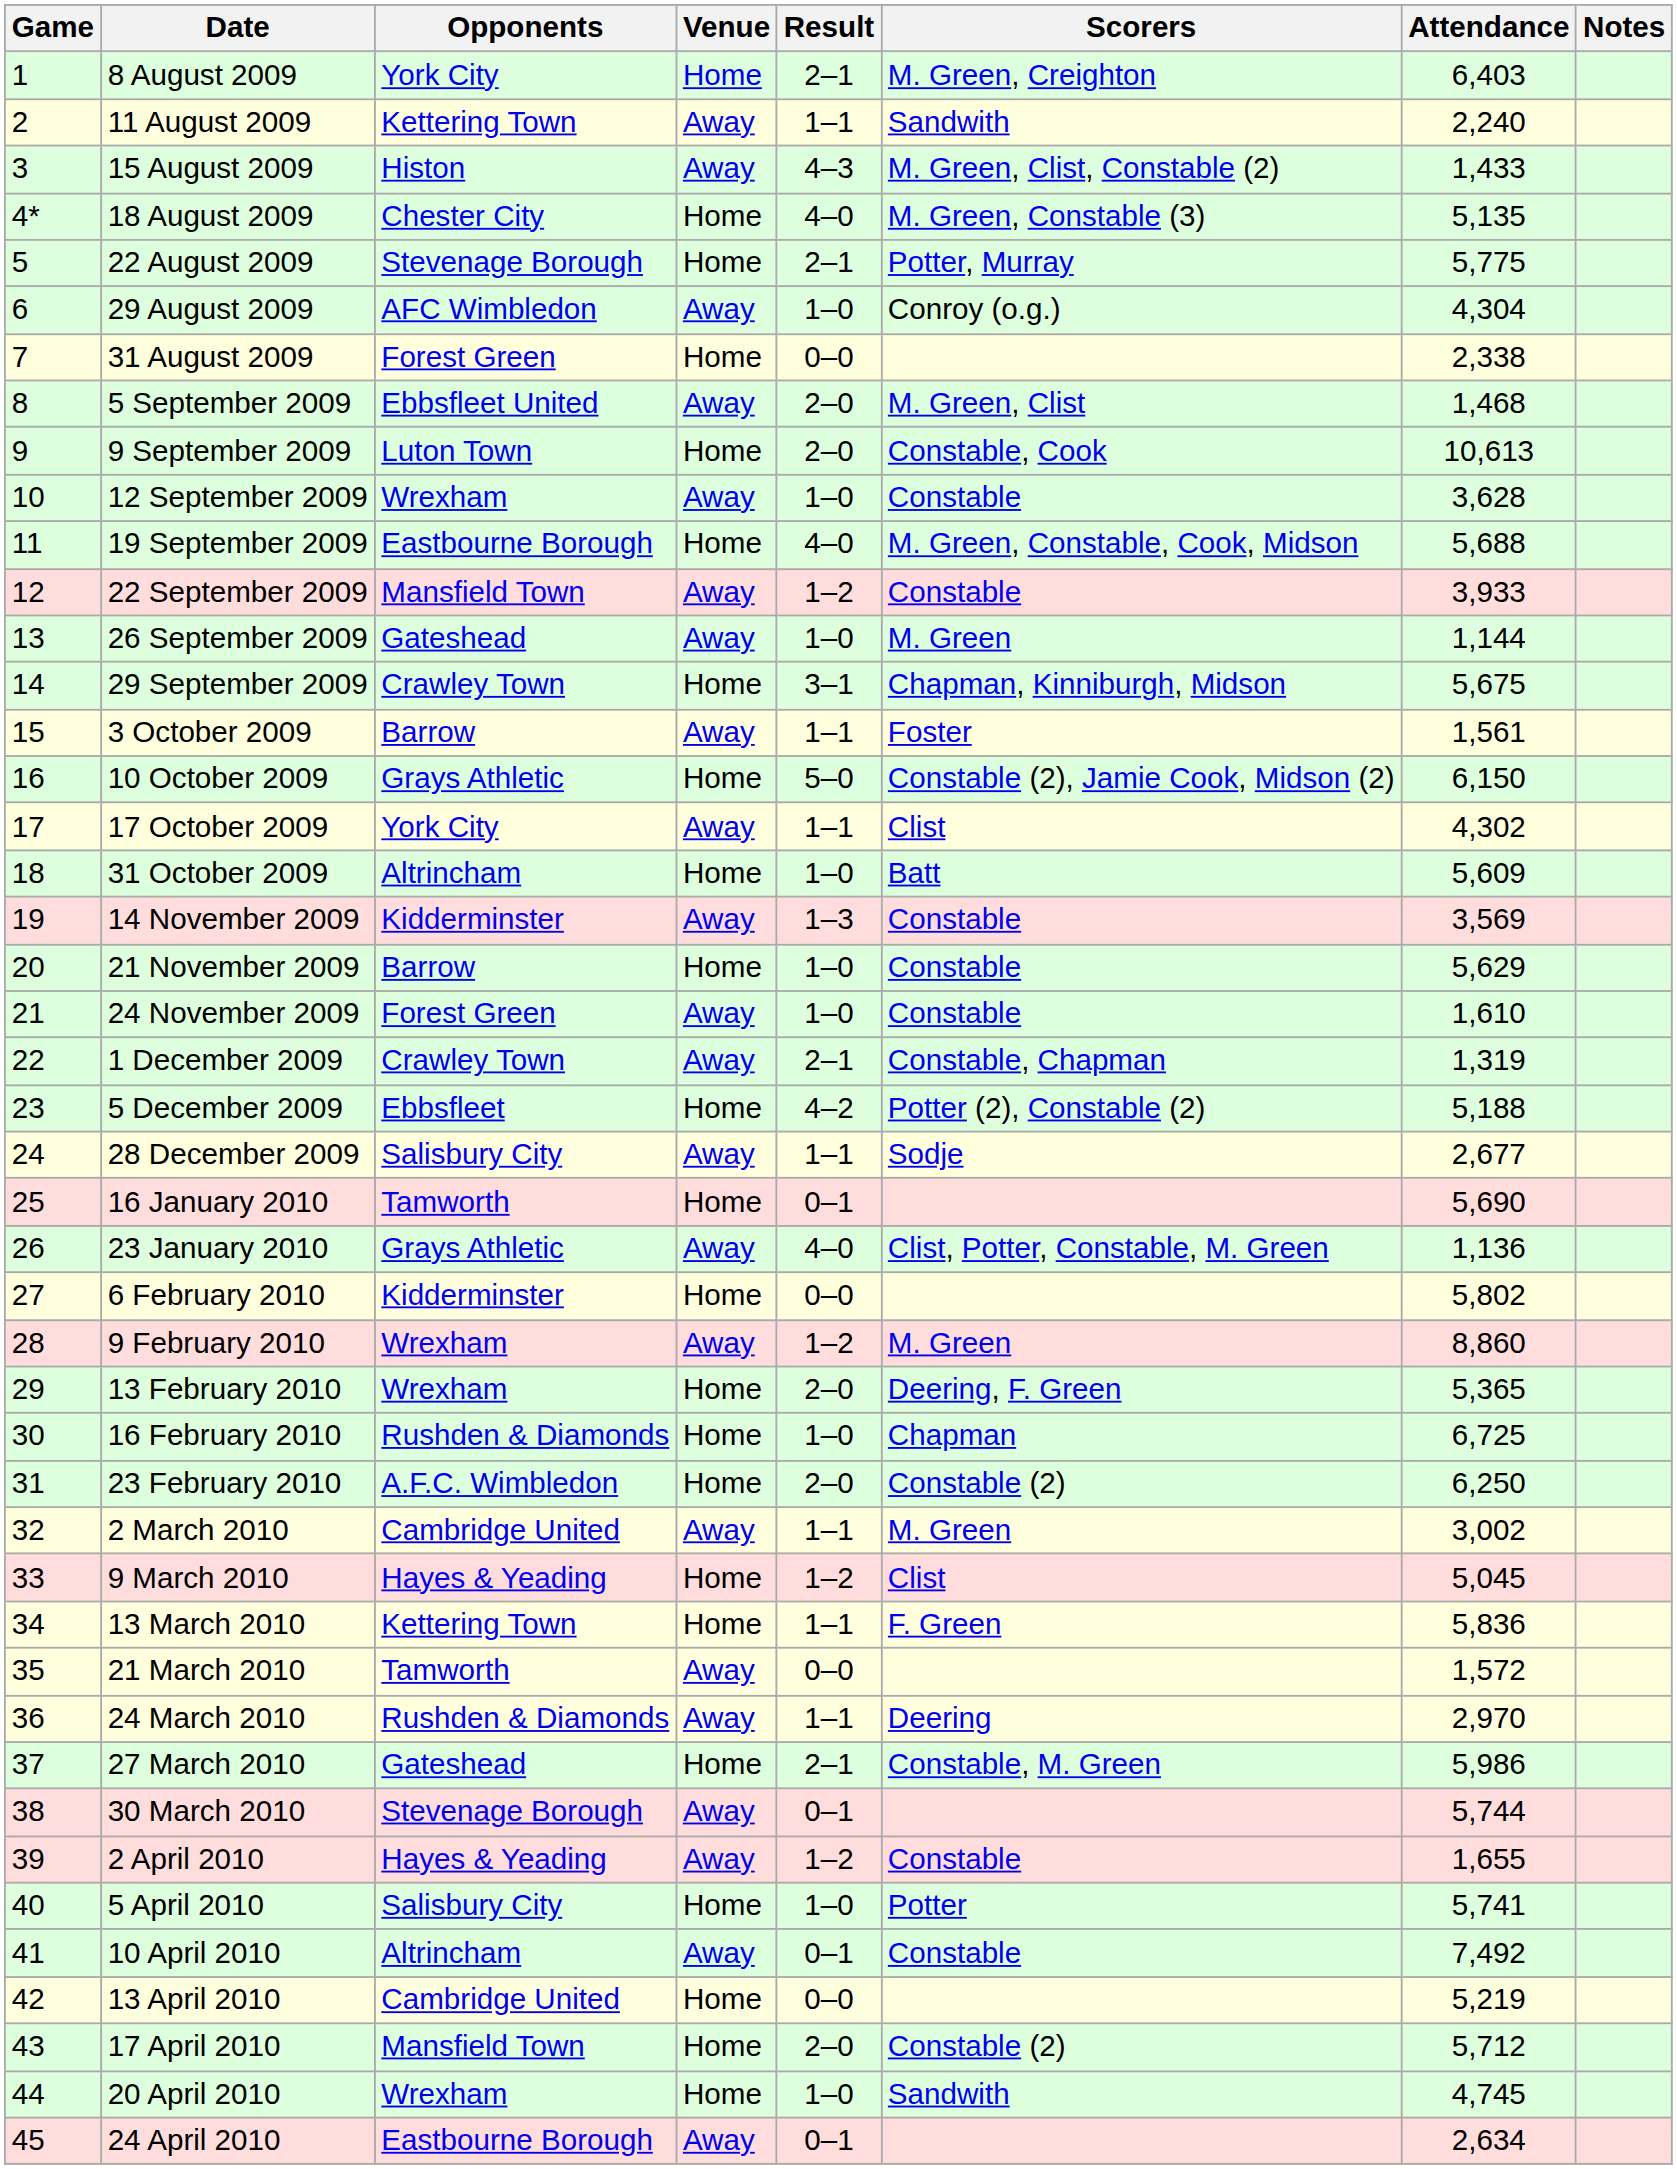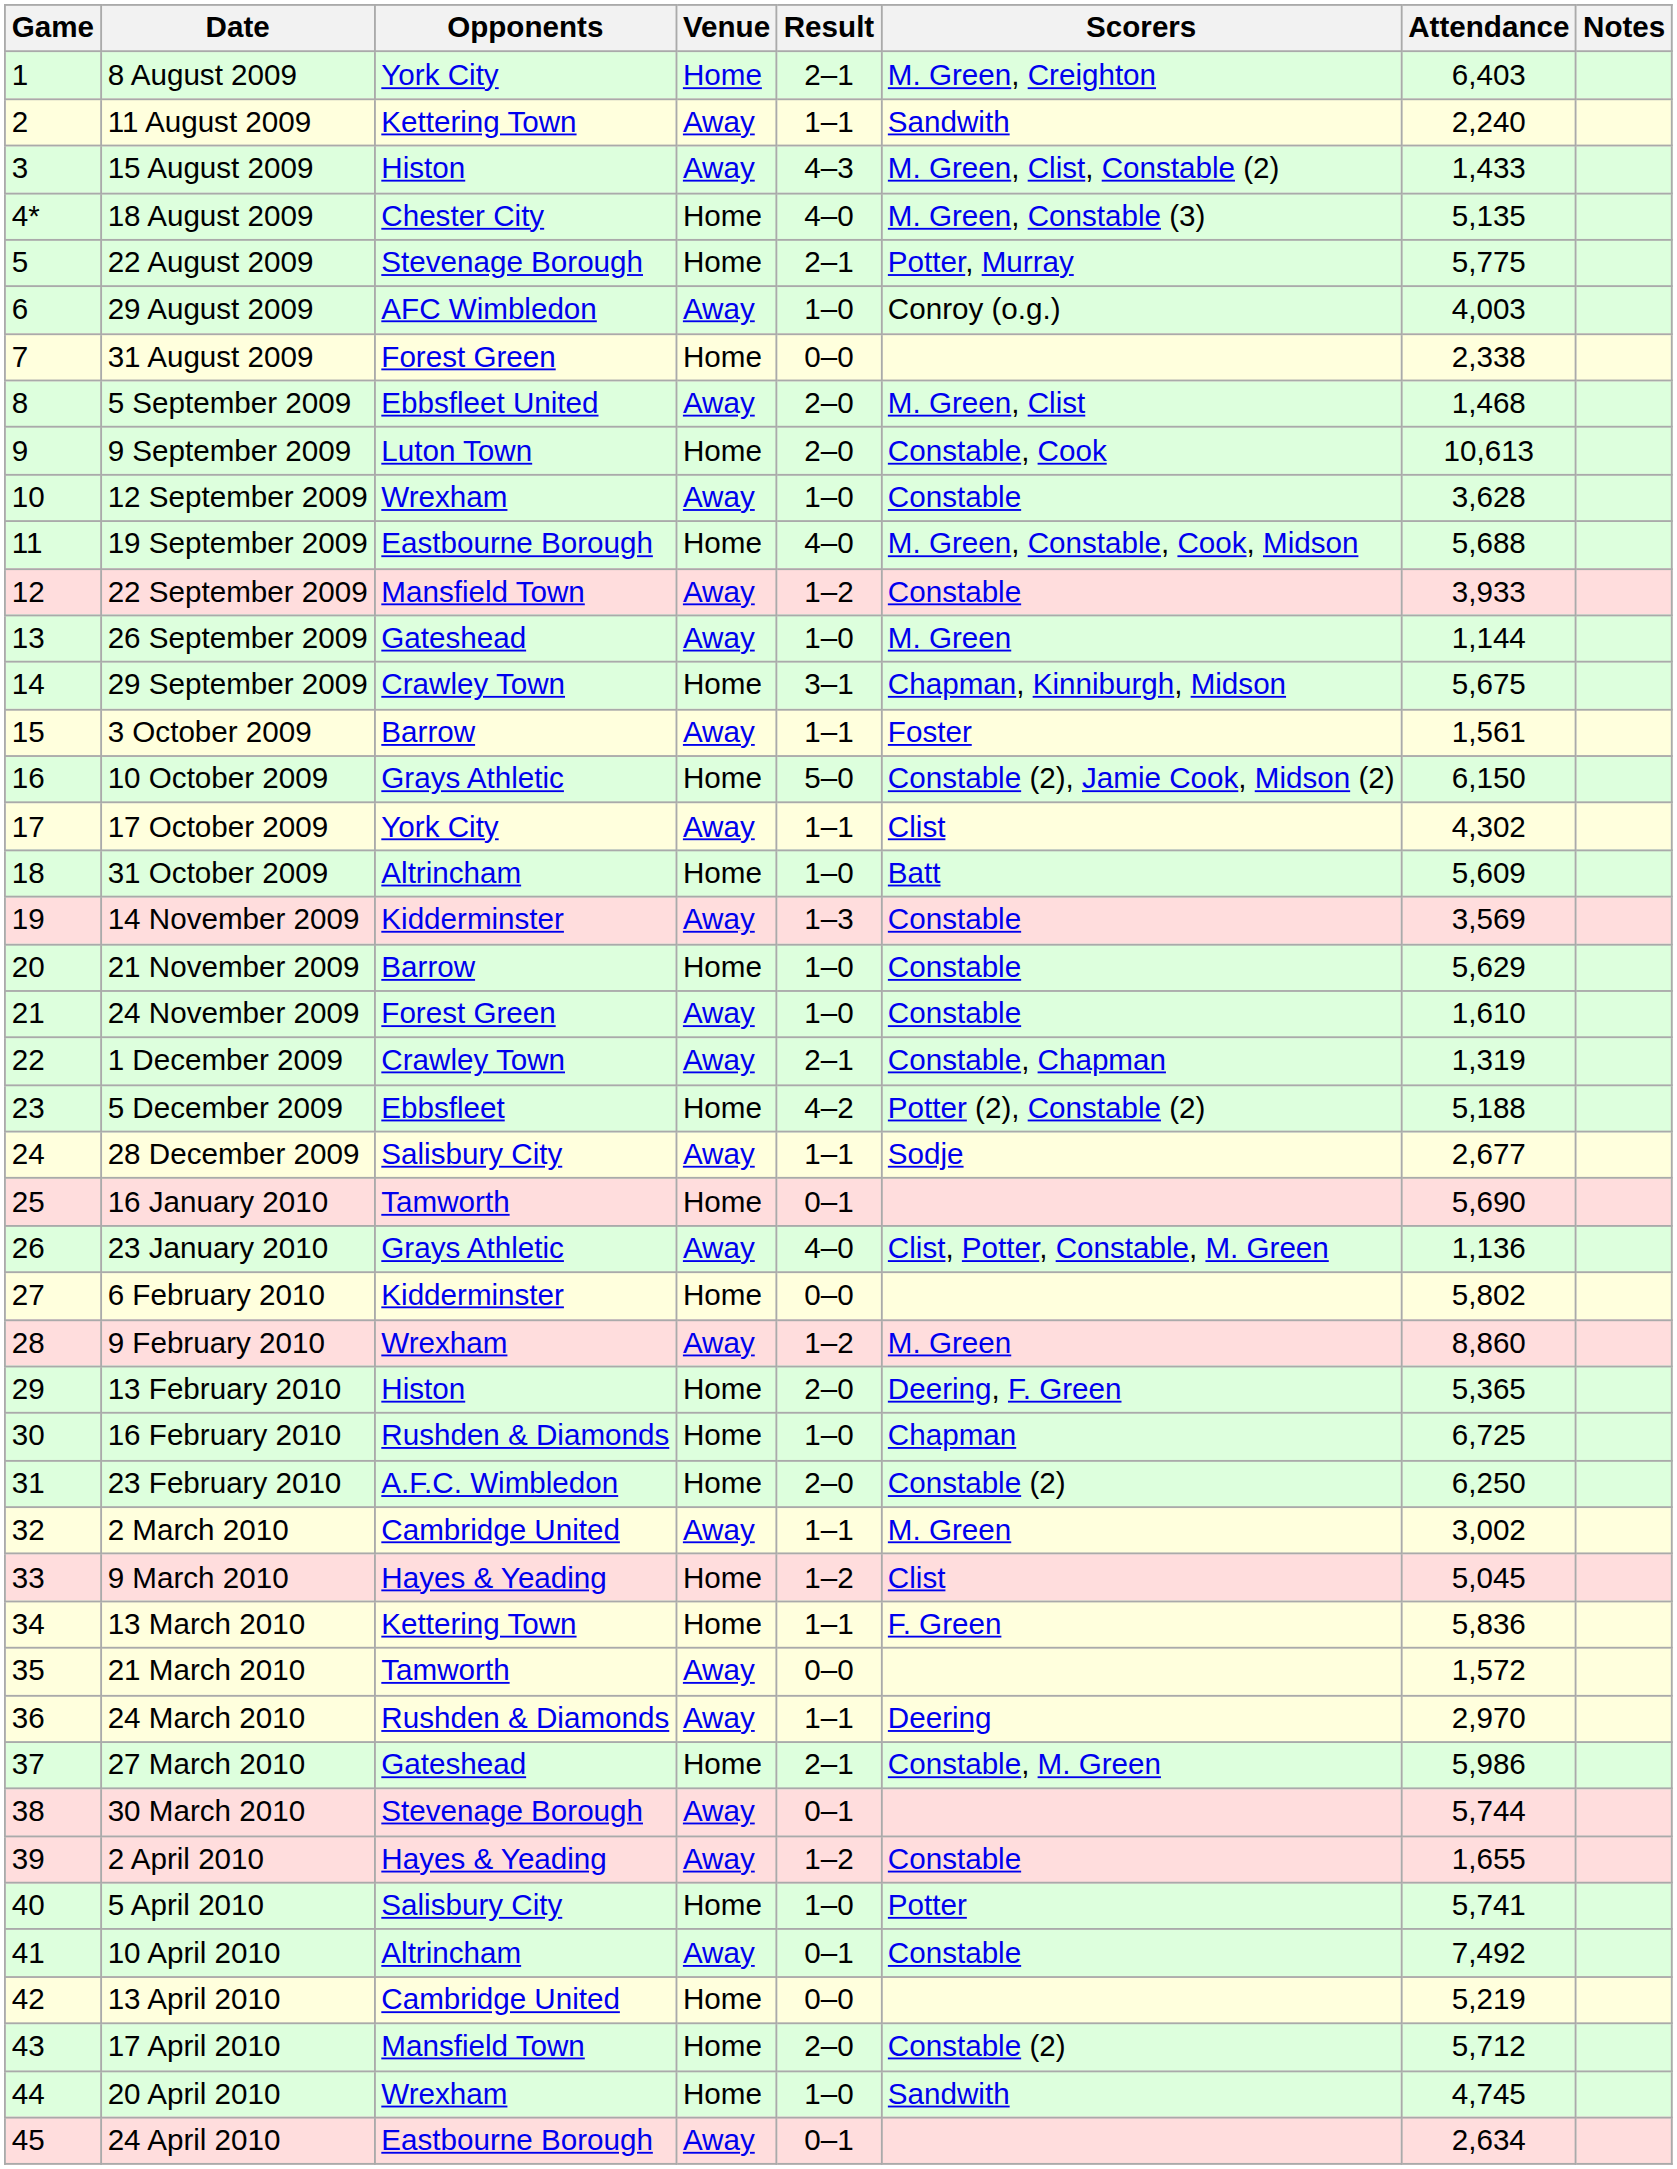(1489, 309) 4,304 -> (1489, 309) 4,003
(444, 1389) Wrexham -> (423, 1389) Histon
